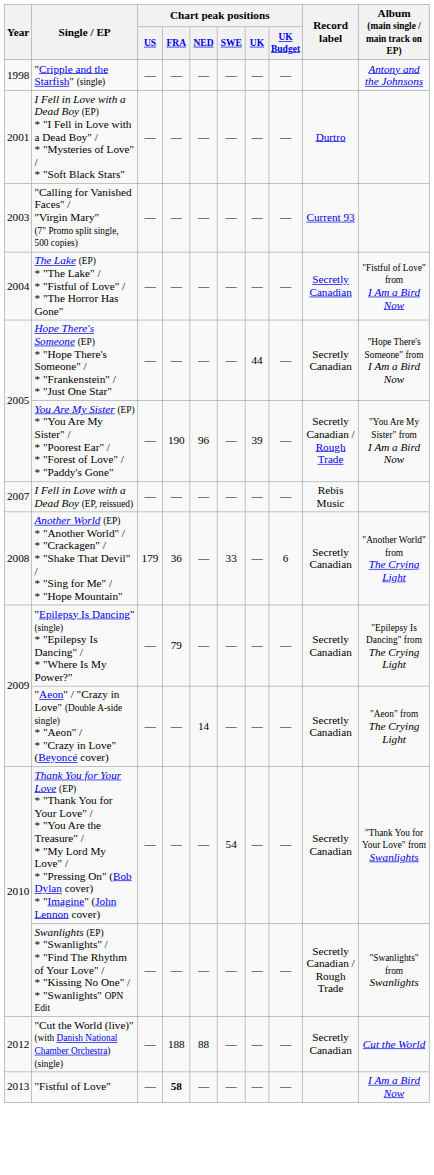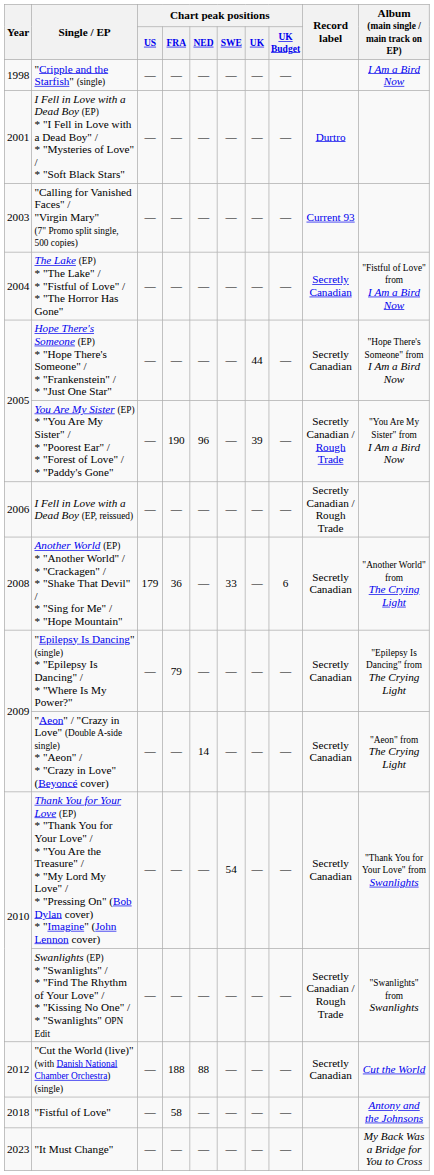(394, 75) Antony and the Johnsons -> (394, 75) I Am a Bird Now
(18, 496) 2007 -> (18, 509) 2006
(331, 496) Rebis Music -> (331, 509) Secretly Canadian / Rough Trade
(18, 1087) 2013 -> (18, 1112) 2018
(176, 1087) bold -> (176, 1112) normal
(394, 1087) I Am a Bird Now -> (394, 1112) Antony and the Johnsons
+ row: (74, 1149)
